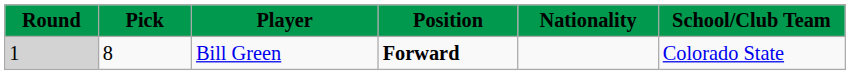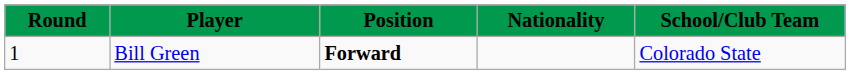- column: (145, 20)
(14, 52) lightgrey background -> (14, 52) no background
